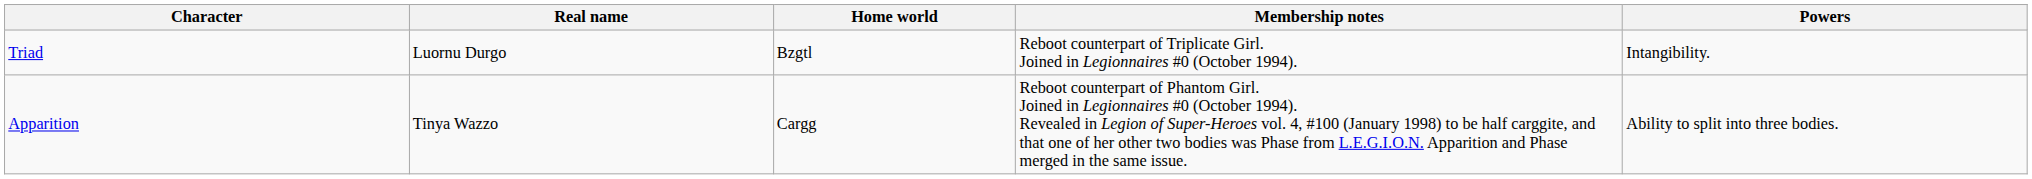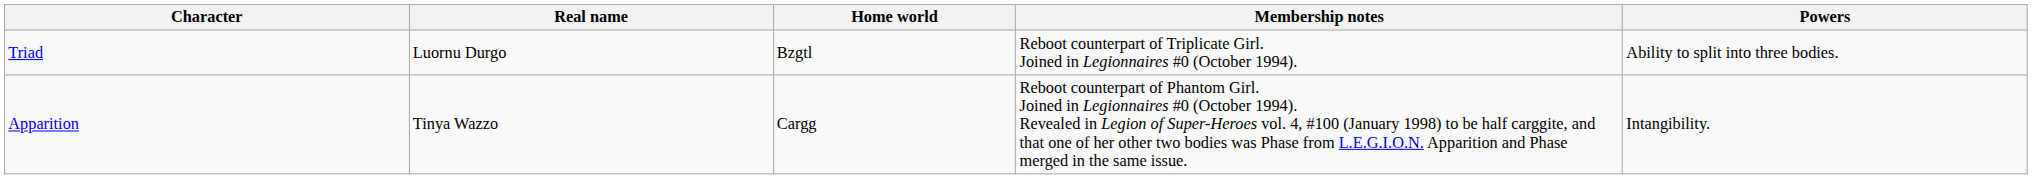(1668, 52) Intangibility. -> (1732, 52) Ability to split into three bodies.
(1732, 124) Ability to split into three bodies. -> (1668, 124) Intangibility.
